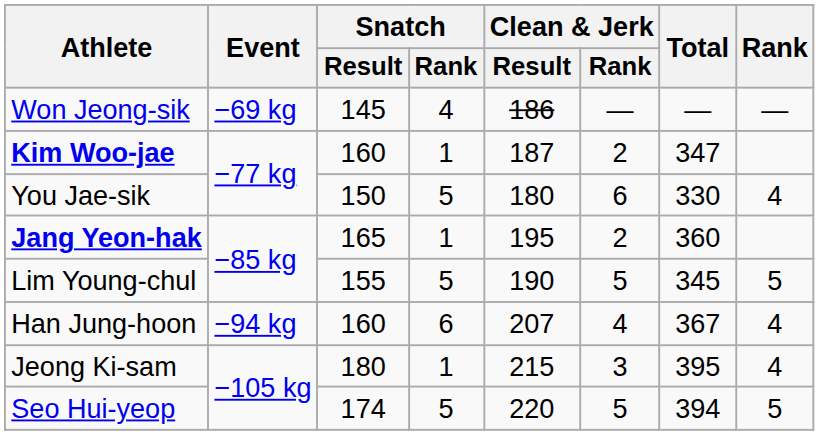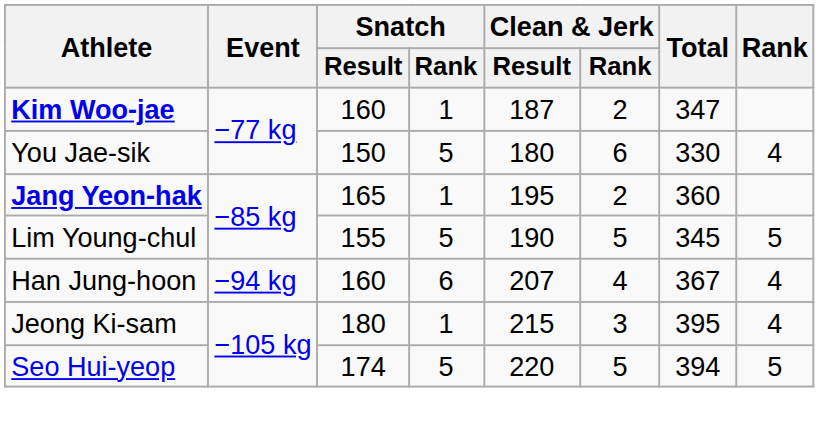- row: (101, 110)
